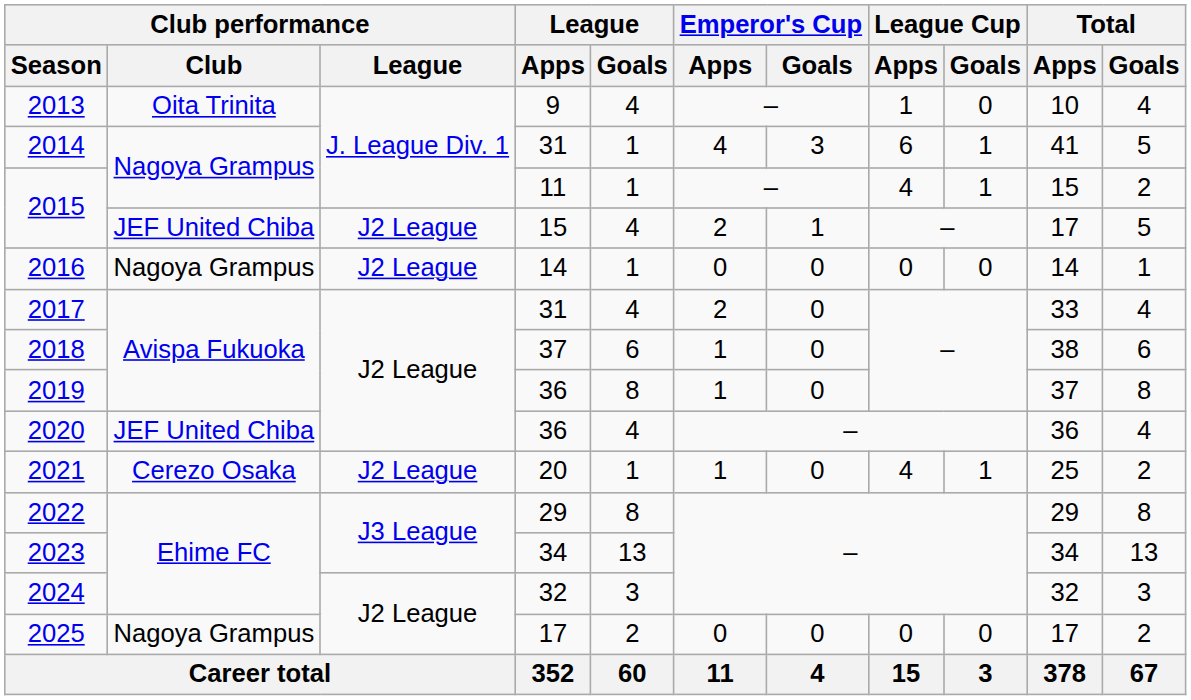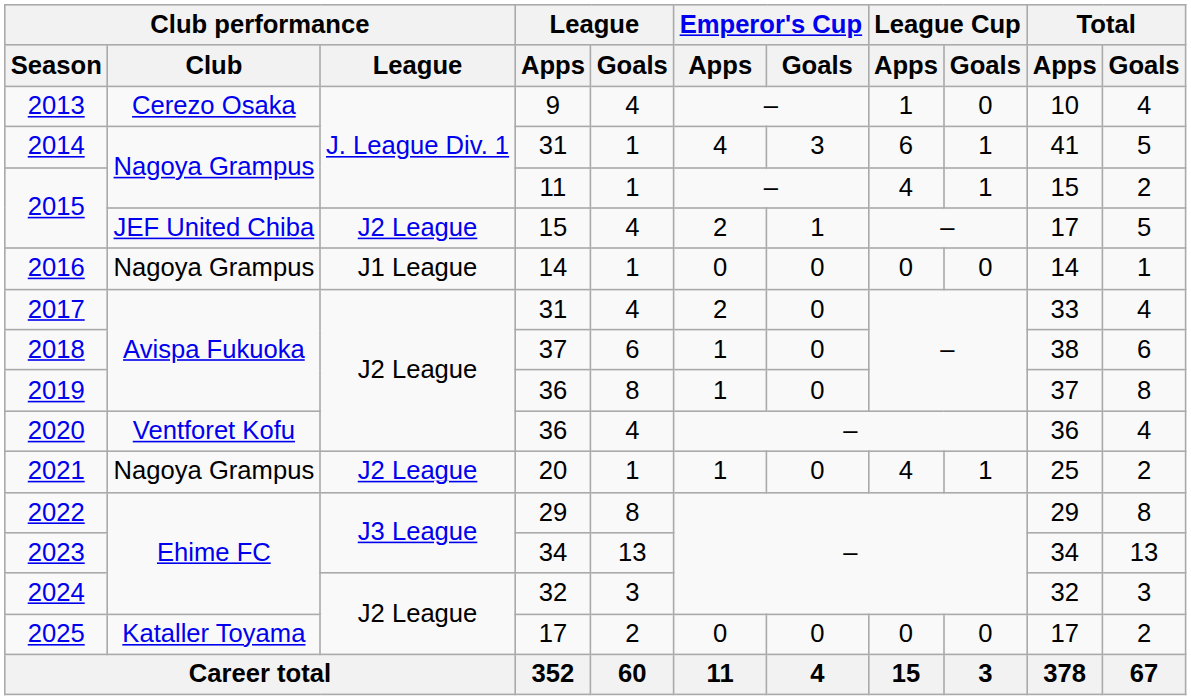(214, 106) Oita Trinita -> (214, 106) Cerezo Osaka
(418, 268) J2 League -> (418, 268) J1 League
(214, 430) JEF United Chiba -> (214, 430) Ventforet Kofu
(214, 471) Cerezo Osaka -> (214, 471) Nagoya Grampus
(214, 633) Nagoya Grampus -> (214, 633) Kataller Toyama
